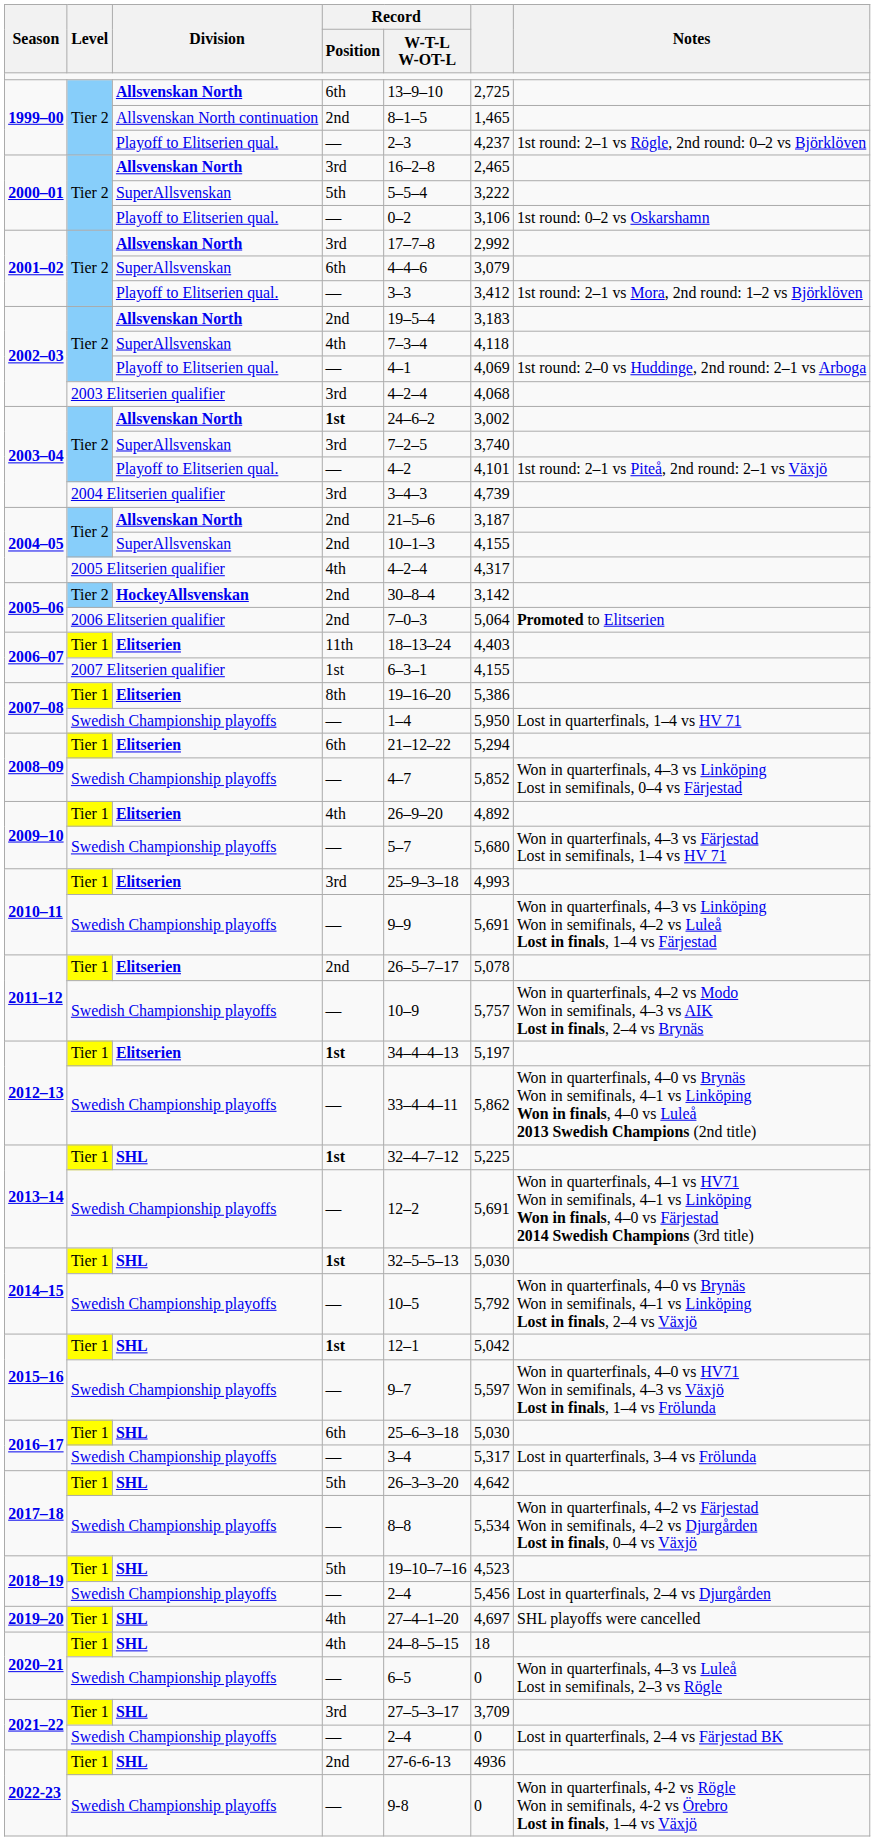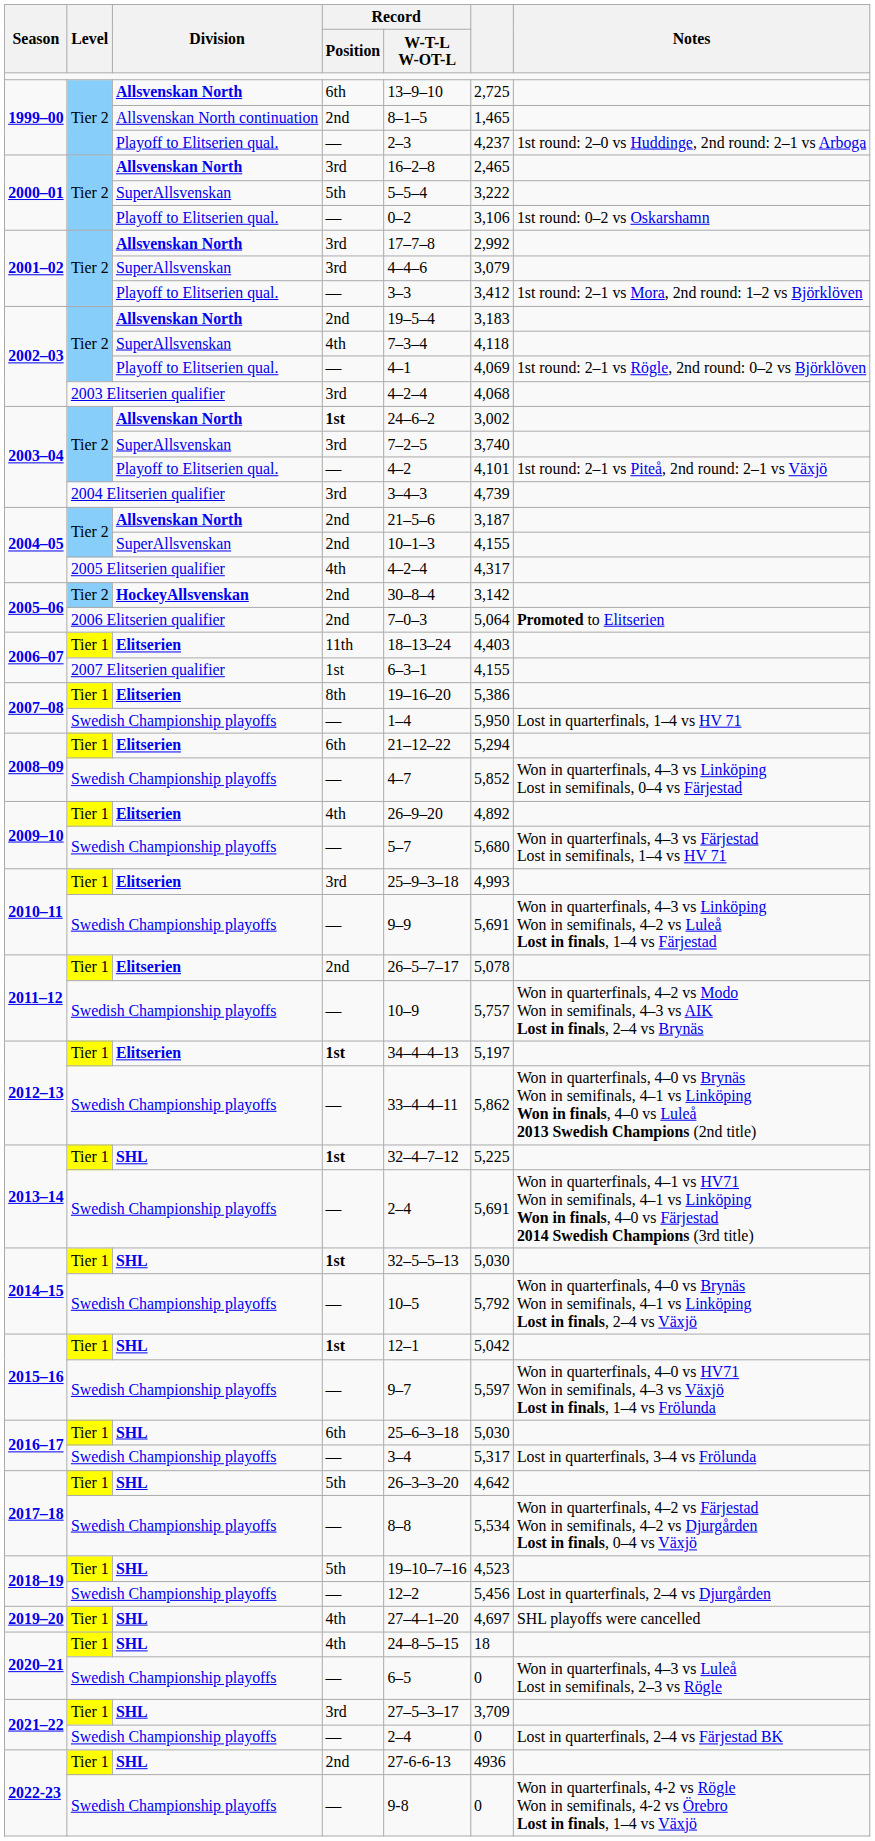(692, 142) 1st round: 2–1 vs Rögle, 2nd round: 0–2 vs Björklöven -> (692, 142) 1st round: 2–0 vs Huddinge, 2nd round: 2–1 vs Arboga
(336, 268) 6th -> (336, 268) 3rd
(692, 368) 1st round: 2–0 vs Huddinge, 2nd round: 2–1 vs Arboga -> (692, 368) 1st round: 2–1 vs Rögle, 2nd round: 0–2 vs Björklöven
(403, 1209) 12–2 -> (399, 1209) 2–4
(399, 1593) 2–4 -> (403, 1593) 12–2
